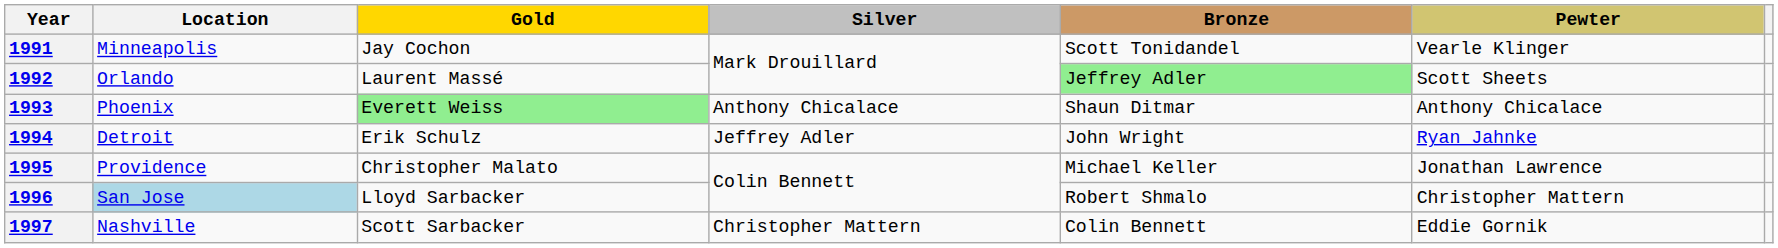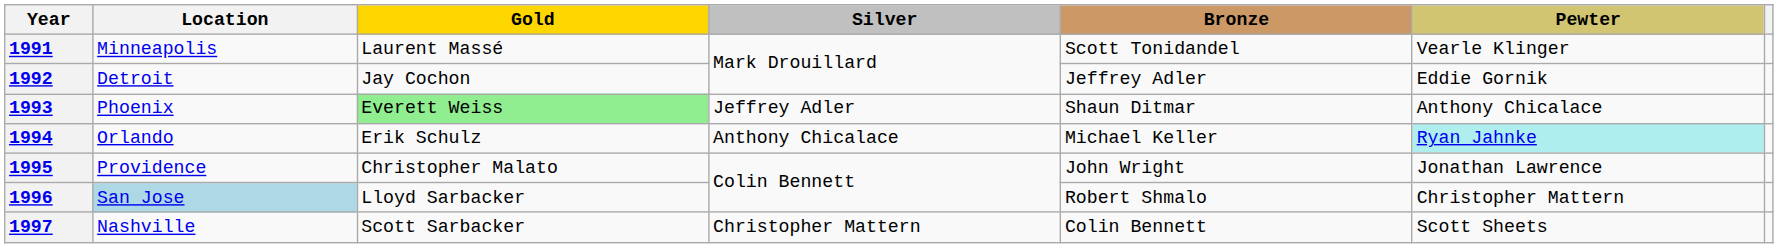(416, 49) Jay Cochon -> (432, 49) Laurent Massé
(135, 79) Orlando -> (135, 79) Detroit
(432, 79) Laurent Massé -> (416, 79) Jay Cochon
(1136, 79) lightgreen background -> (1136, 79) no background
(1482, 79) Scott Sheets -> (1482, 79) Eddie Gornik
(806, 109) Anthony Chicalace -> (784, 109) Jeffrey Adler
(135, 138) Detroit -> (135, 138) Orlando
(784, 138) Jeffrey Adler -> (806, 138) Anthony Chicalace
(1125, 138) John Wright -> (1141, 138) Michael Keller
(1477, 138) no background -> (1477, 138) paleturquoise background
(1141, 168) Michael Keller -> (1125, 168) John Wright
(1482, 227) Eddie Gornik -> (1482, 227) Scott Sheets
